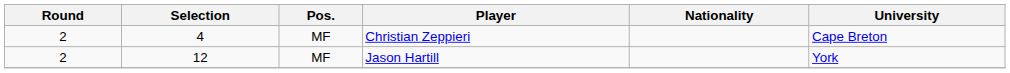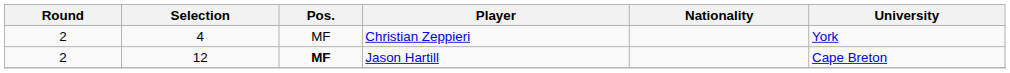(850, 36) Cape Breton -> (825, 36) York
(321, 58) normal -> (321, 58) bold
(825, 58) York -> (850, 58) Cape Breton
